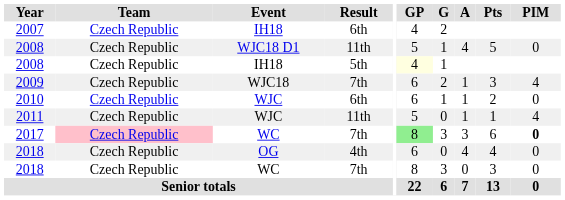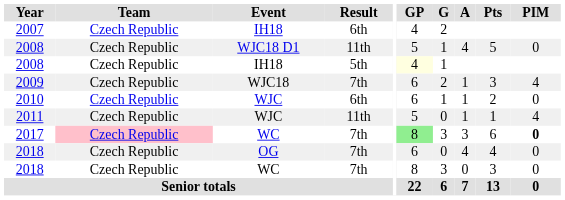(359, 151) 4th -> (359, 151) 7th
